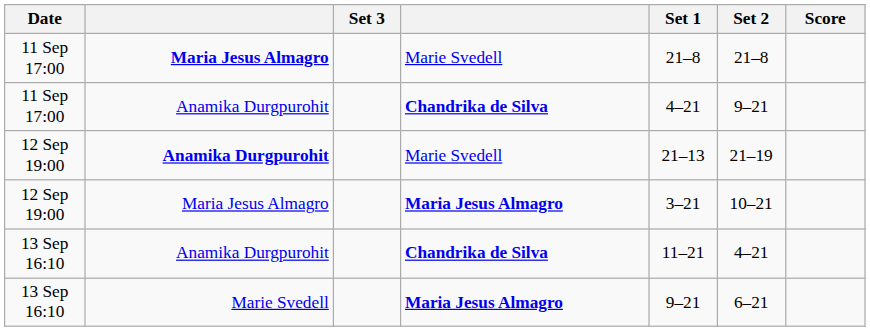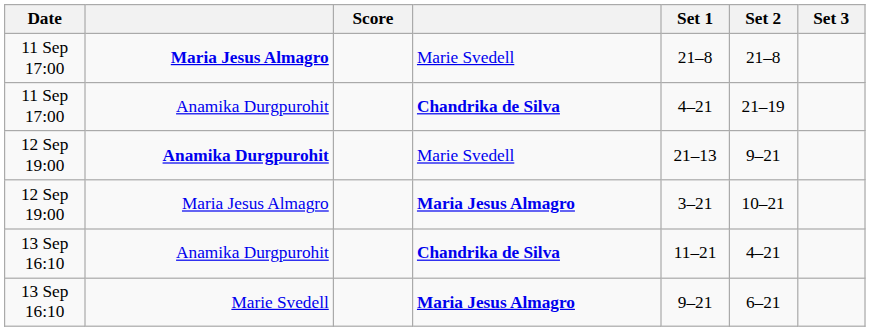columns swapped: (825, 19) <-> (367, 19)
(751, 106) 9–21 -> (763, 106) 21–19
(751, 155) 21–19 -> (763, 155) 9–21
